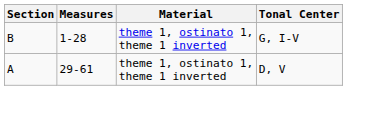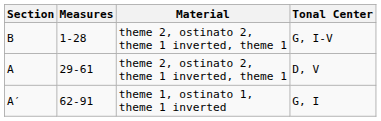(186, 38) theme 1, ostinato 1, theme 1 inverted -> (203, 38) theme 2, ostinato 2, theme 1 inverted, theme 1
(186, 69) theme 1, ostinato 1, theme 1 inverted -> (203, 69) theme 2, ostinato 2, theme 1 inverted, theme 1
+ row: (306, 100)
